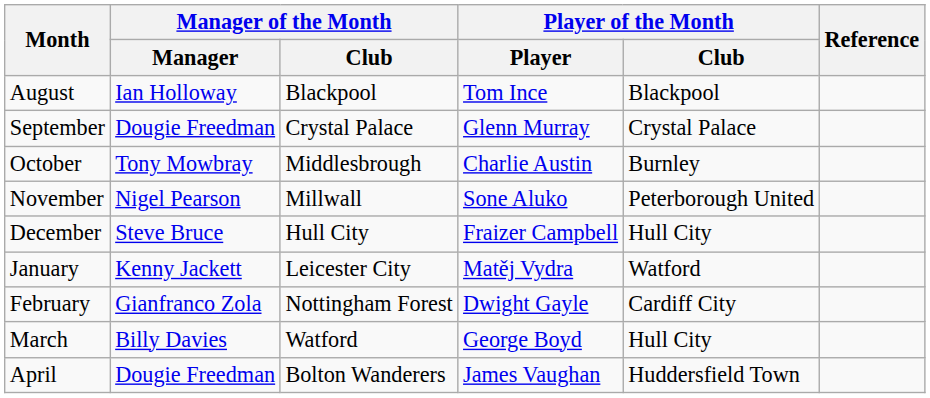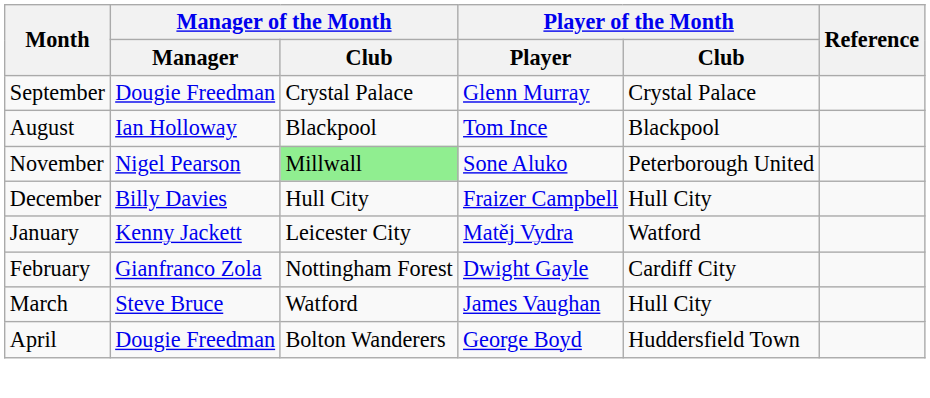rows swapped: (42, 92) <-> (57, 127)
- row: (46, 163)
(324, 198) no background -> (324, 163) lightgreen background
(169, 233) Steve Bruce -> (171, 198) Billy Davies
(171, 339) Billy Davies -> (169, 304) Steve Bruce
(522, 339) George Boyd -> (532, 304) James Vaughan
(532, 374) James Vaughan -> (522, 339) George Boyd
